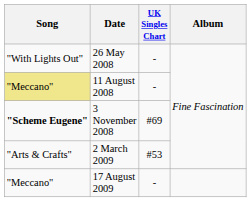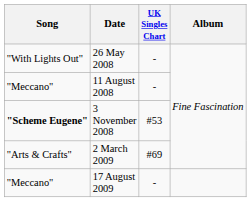(30, 86) khaki background -> (30, 86) no background
(154, 120) #69 -> (154, 120) #53
(154, 154) #53 -> (154, 154) #69
